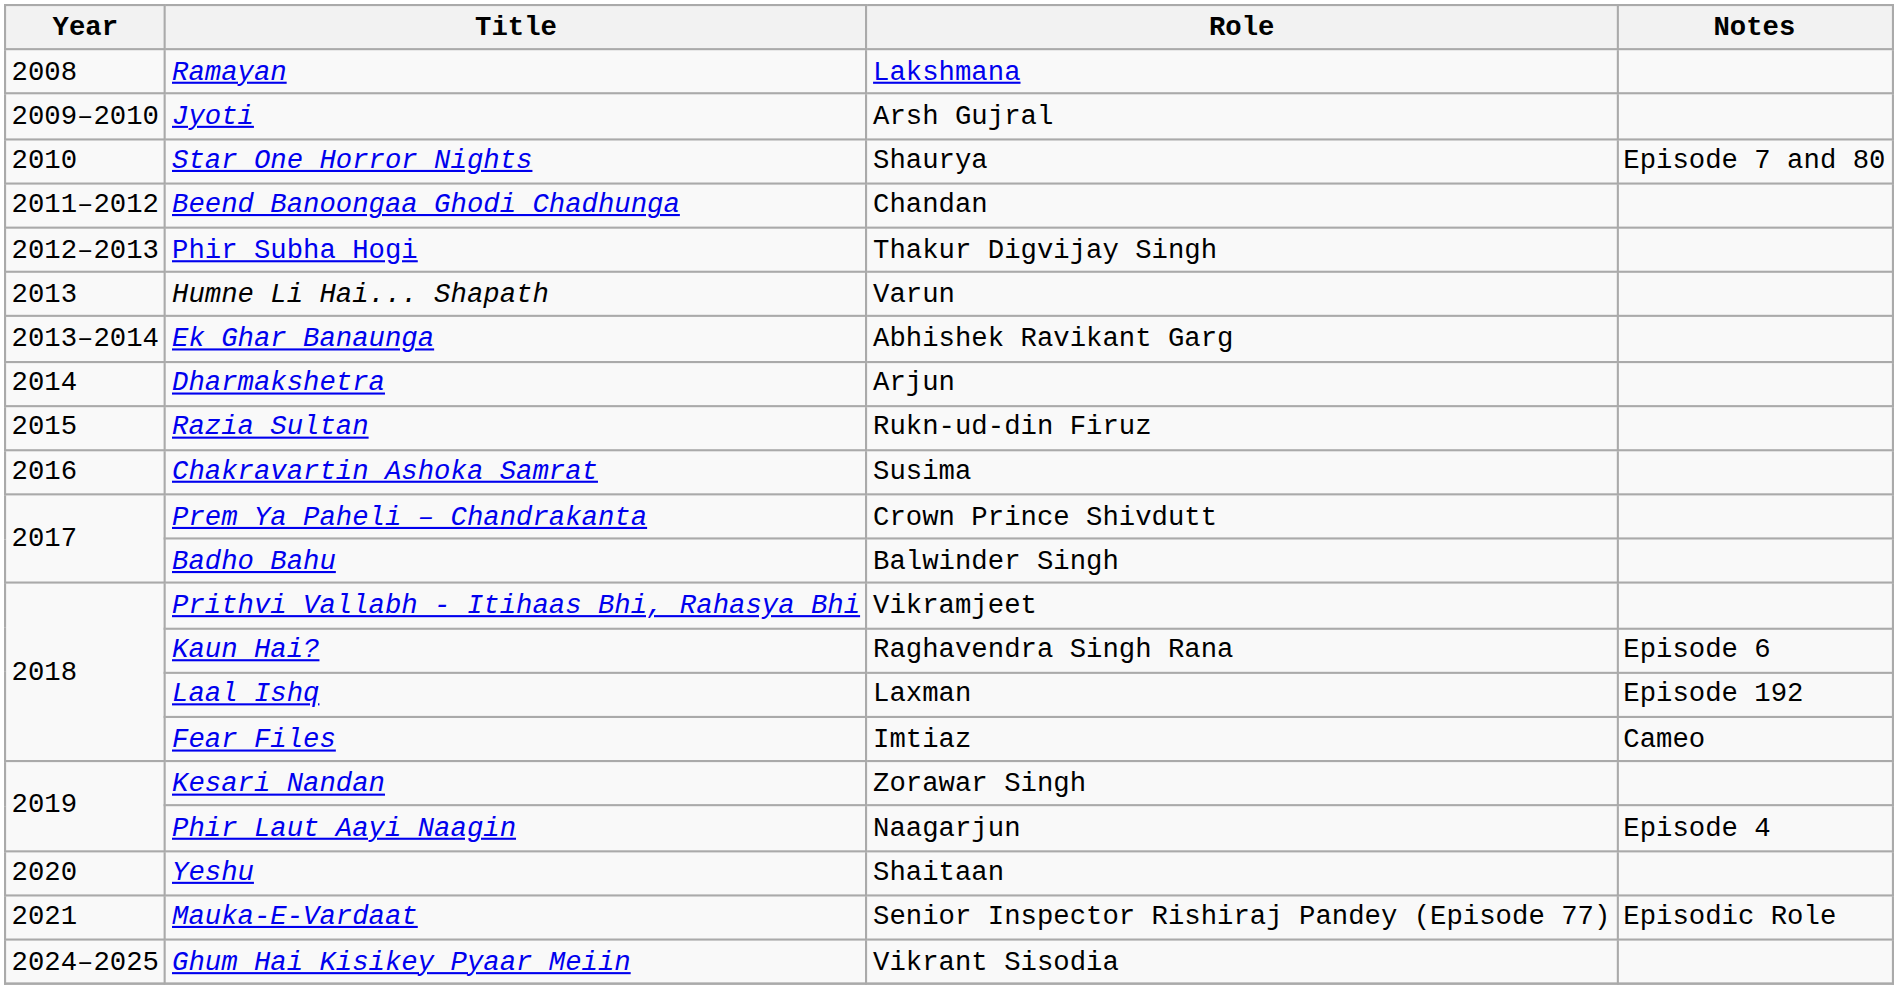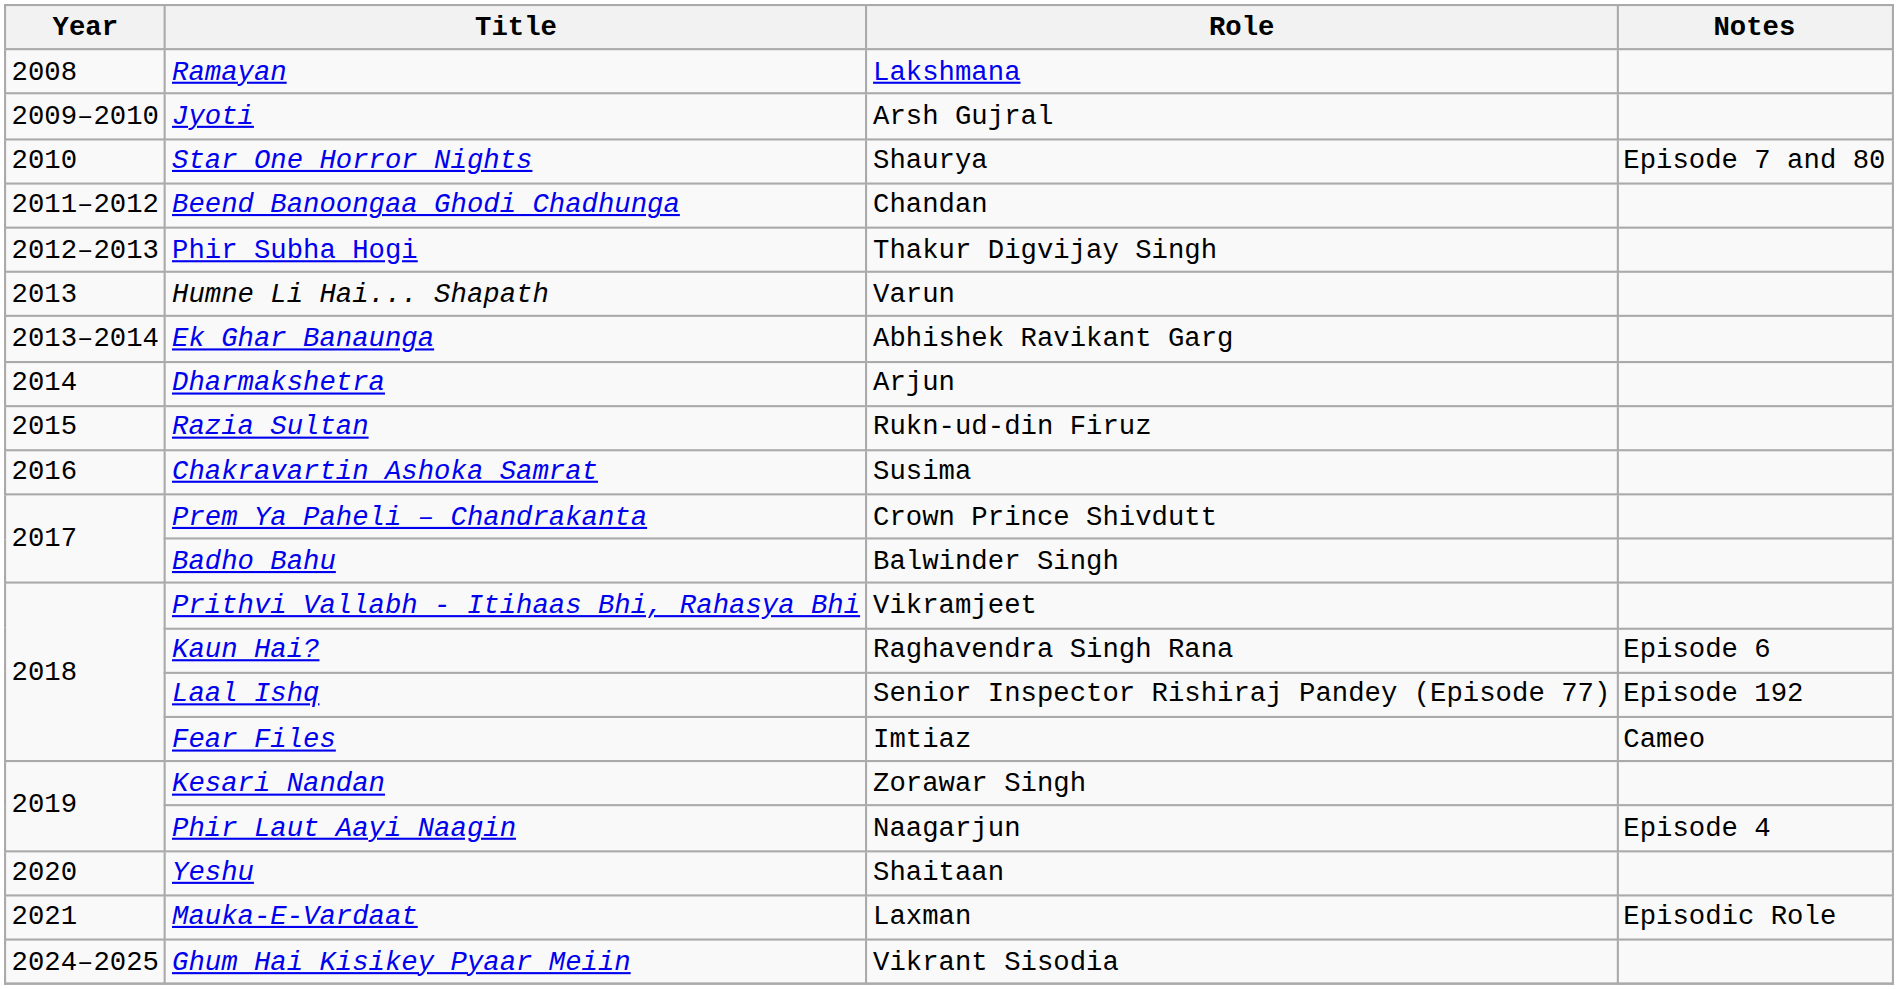(922, 695) Laxman -> (1242, 695) Senior Inspector Rishiraj Pandey (Episode 77)
(1242, 917) Senior Inspector Rishiraj Pandey (Episode 77) -> (922, 917) Laxman
